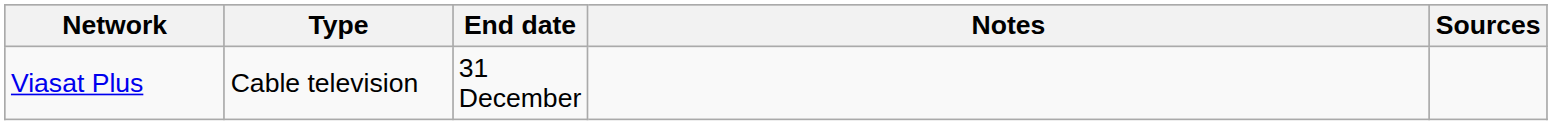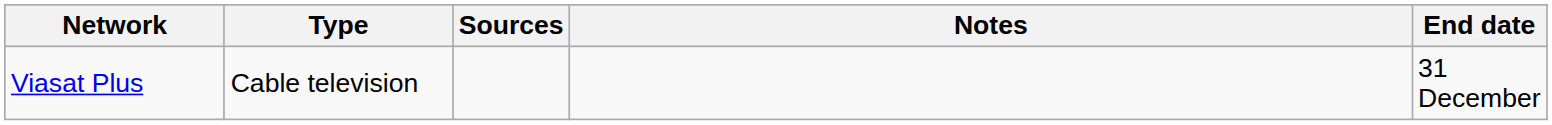columns swapped: (520, 25) <-> (1488, 25)
